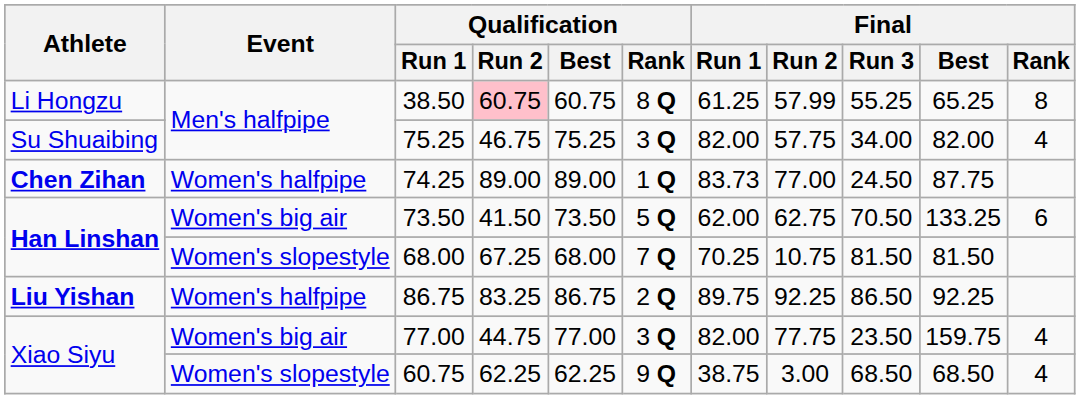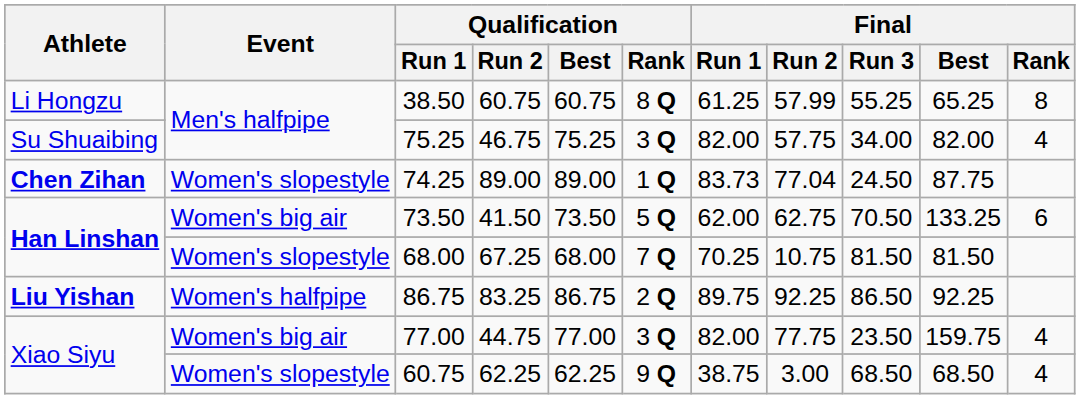(510, 101) pink background -> (510, 101) no background
(269, 179) Women's halfpipe -> (280, 179) Women's slopestyle
(805, 179) 77.00 -> (805, 179) 77.04
